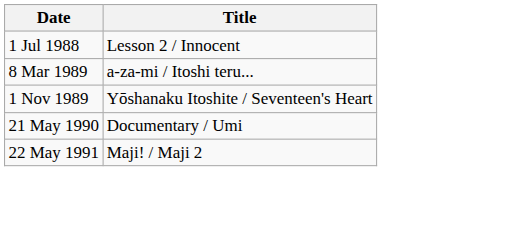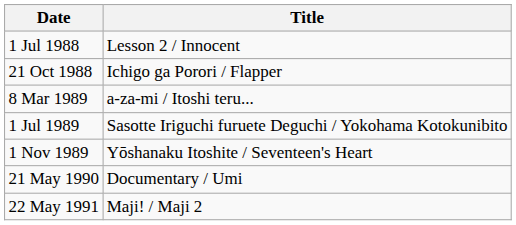+ row: (50, 71)
+ row: (44, 125)
